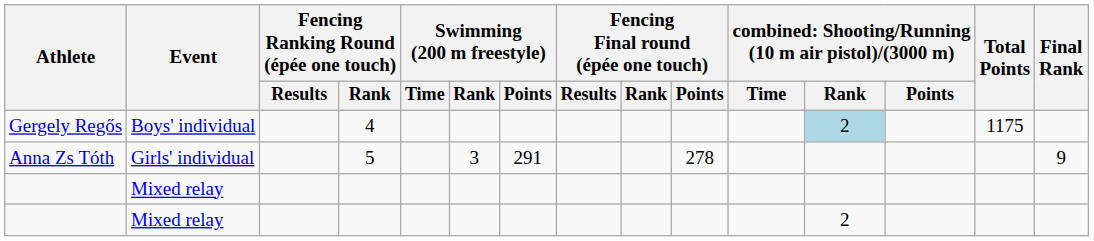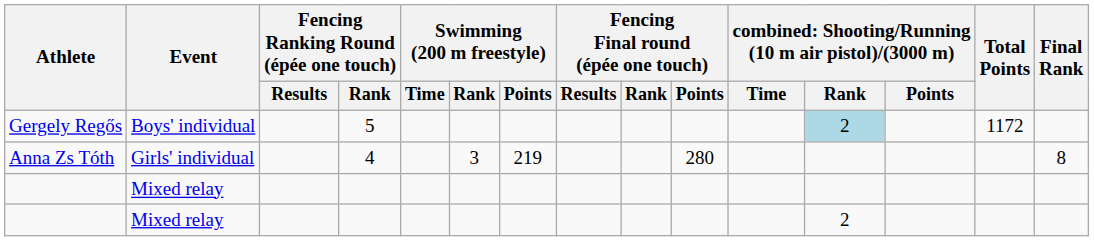(370, 126) 4 -> (370, 126) 5
(1005, 126) 1175 -> (1005, 126) 1172
(370, 157) 5 -> (370, 157) 4
(528, 157) 291 -> (528, 157) 219
(700, 157) 278 -> (700, 157) 280
(1061, 157) 9 -> (1061, 157) 8
